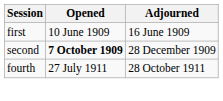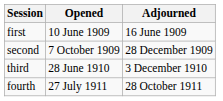(86, 50) bold -> (84, 50) normal
+ row: (18, 68)
